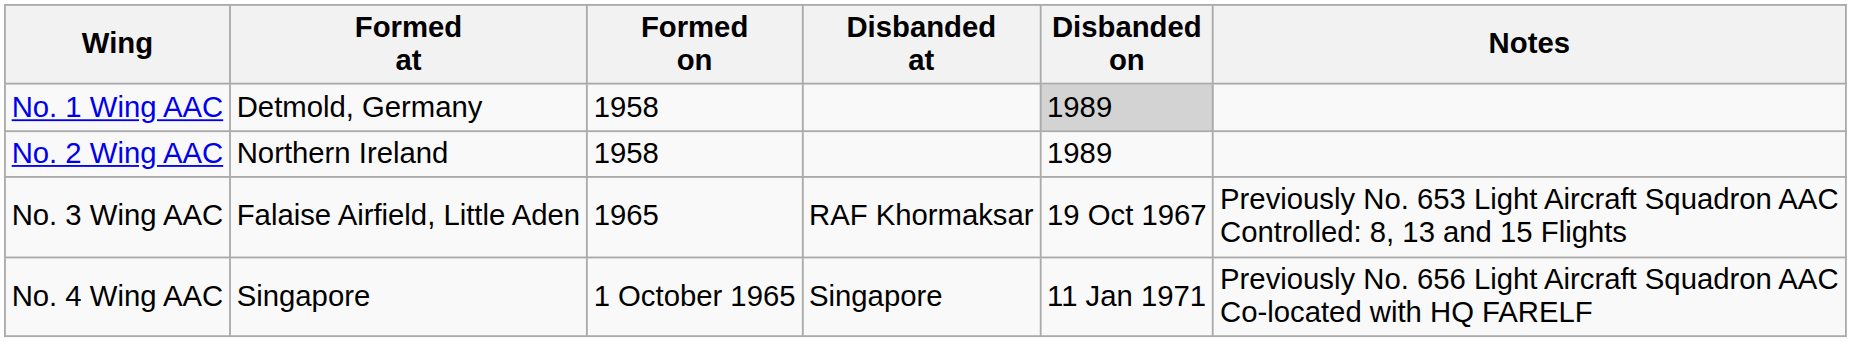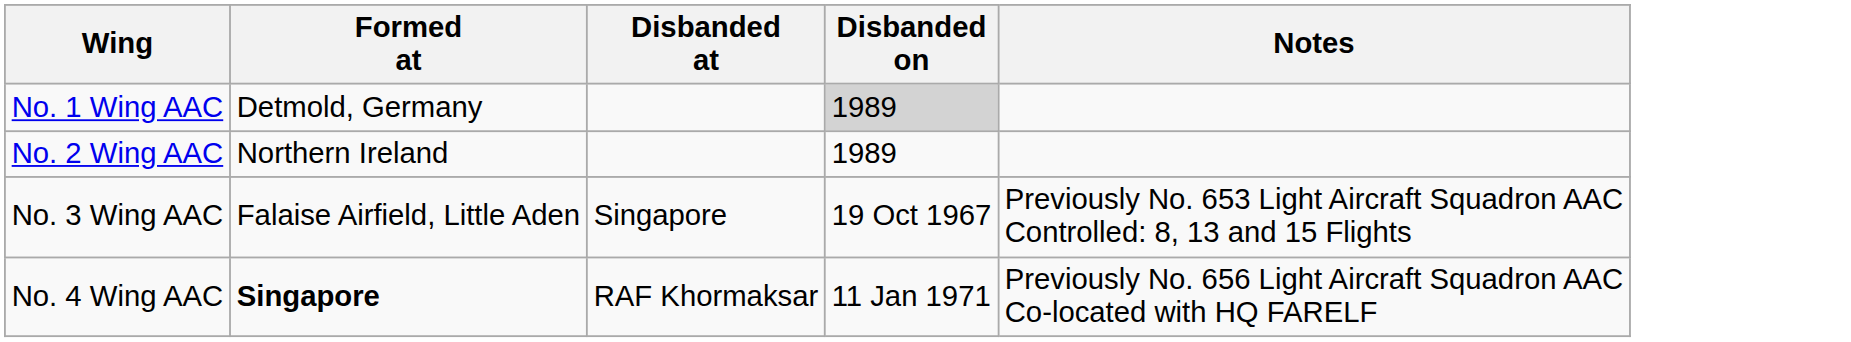- column: (695, 44)
(921, 216) RAF Khormaksar -> (660, 216) Singapore
(303, 295) normal -> (308, 295) bold
(876, 295) Singapore -> (706, 295) RAF Khormaksar
